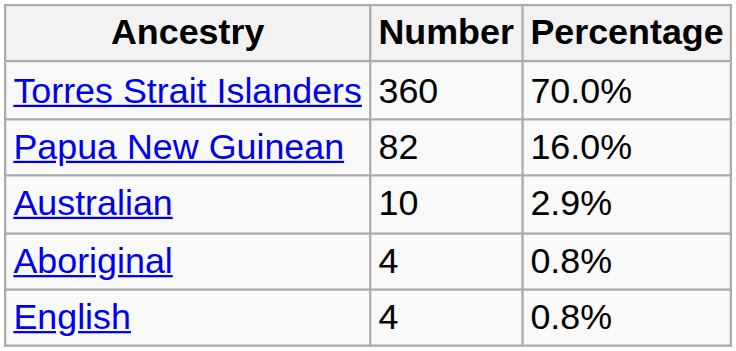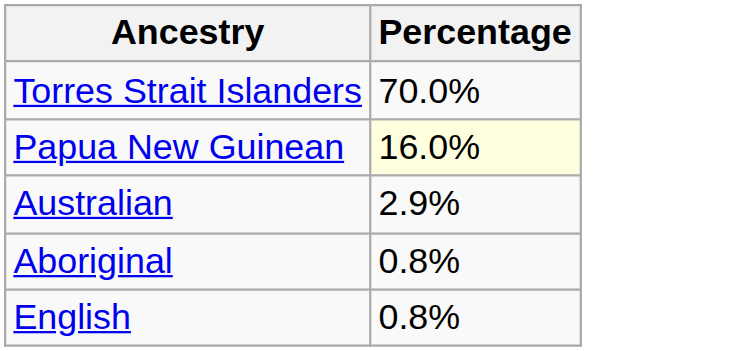- column: (446, 32)
(581, 146) no background -> (429, 146) lightyellow background
